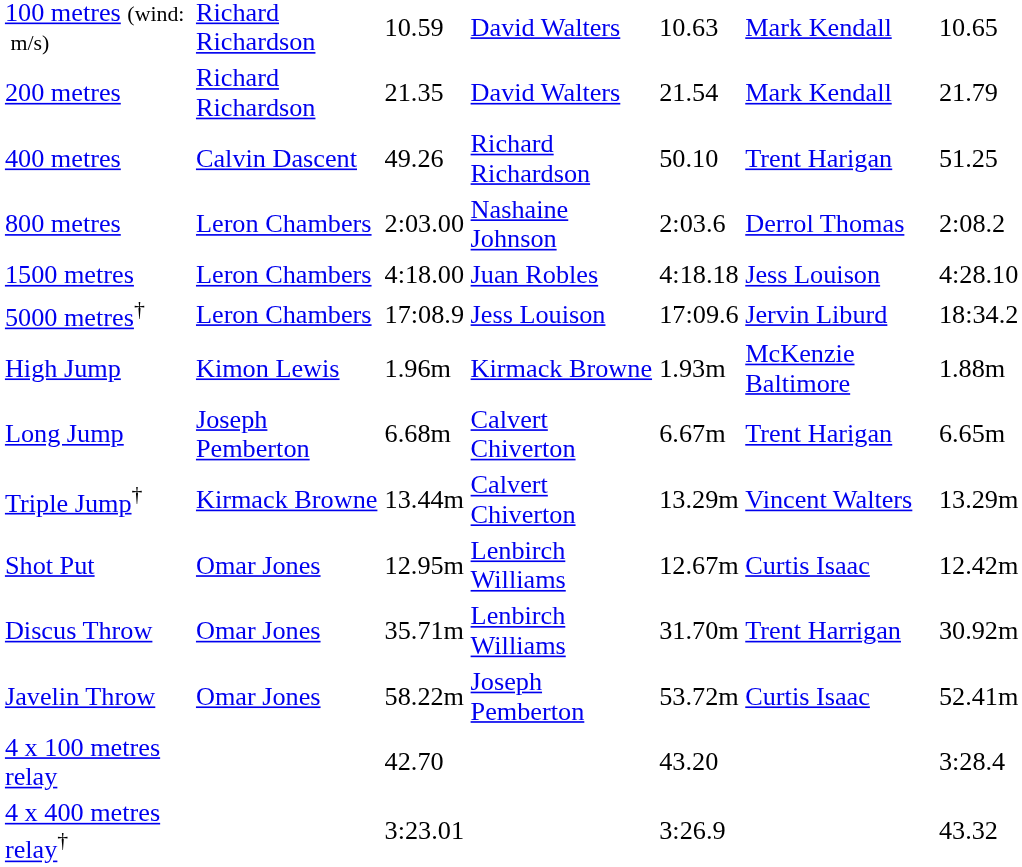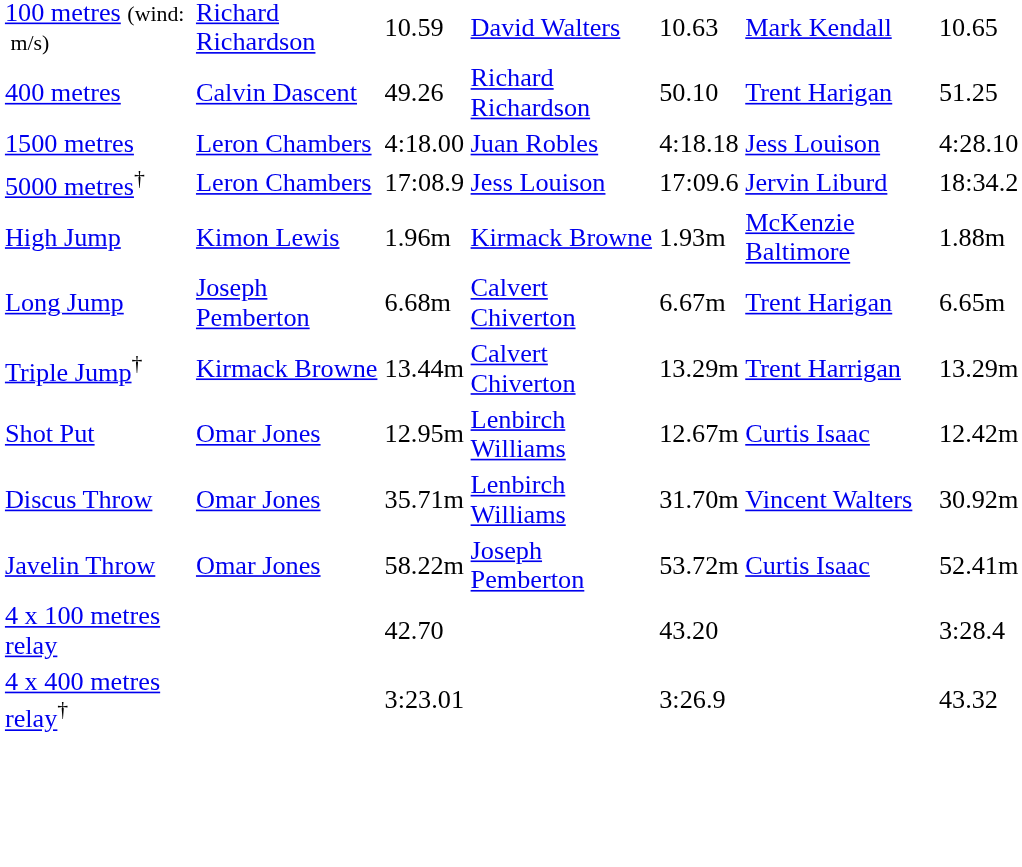- row: (63, 92)
- row: (63, 223)
(829, 499) Vincent Walters -> (823, 368) Trent Harrigan
(823, 631) Trent Harrigan -> (829, 499) Vincent Walters
